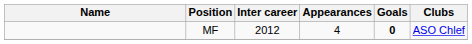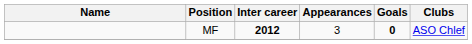(267, 30) normal -> (267, 30) bold
(337, 30) 4 -> (337, 30) 3
